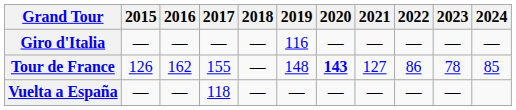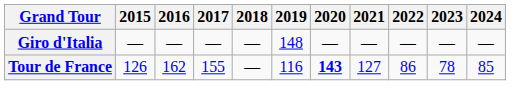(297, 42) 116 -> (291, 42) 148
(297, 67) 148 -> (291, 67) 116
- row: (63, 92)
